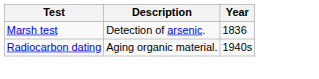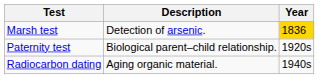(235, 30) no background -> (294, 30) gold background
+ row: (39, 47)
